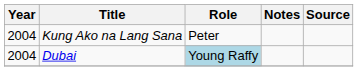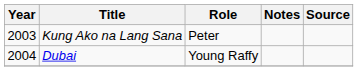(22, 35) 2004 -> (22, 35) 2003
(223, 55) lightblue background -> (223, 55) no background
